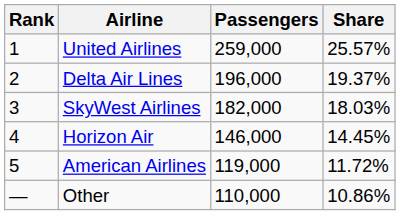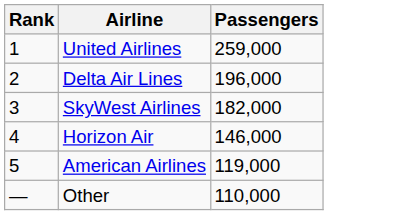- column: (359, 19)
